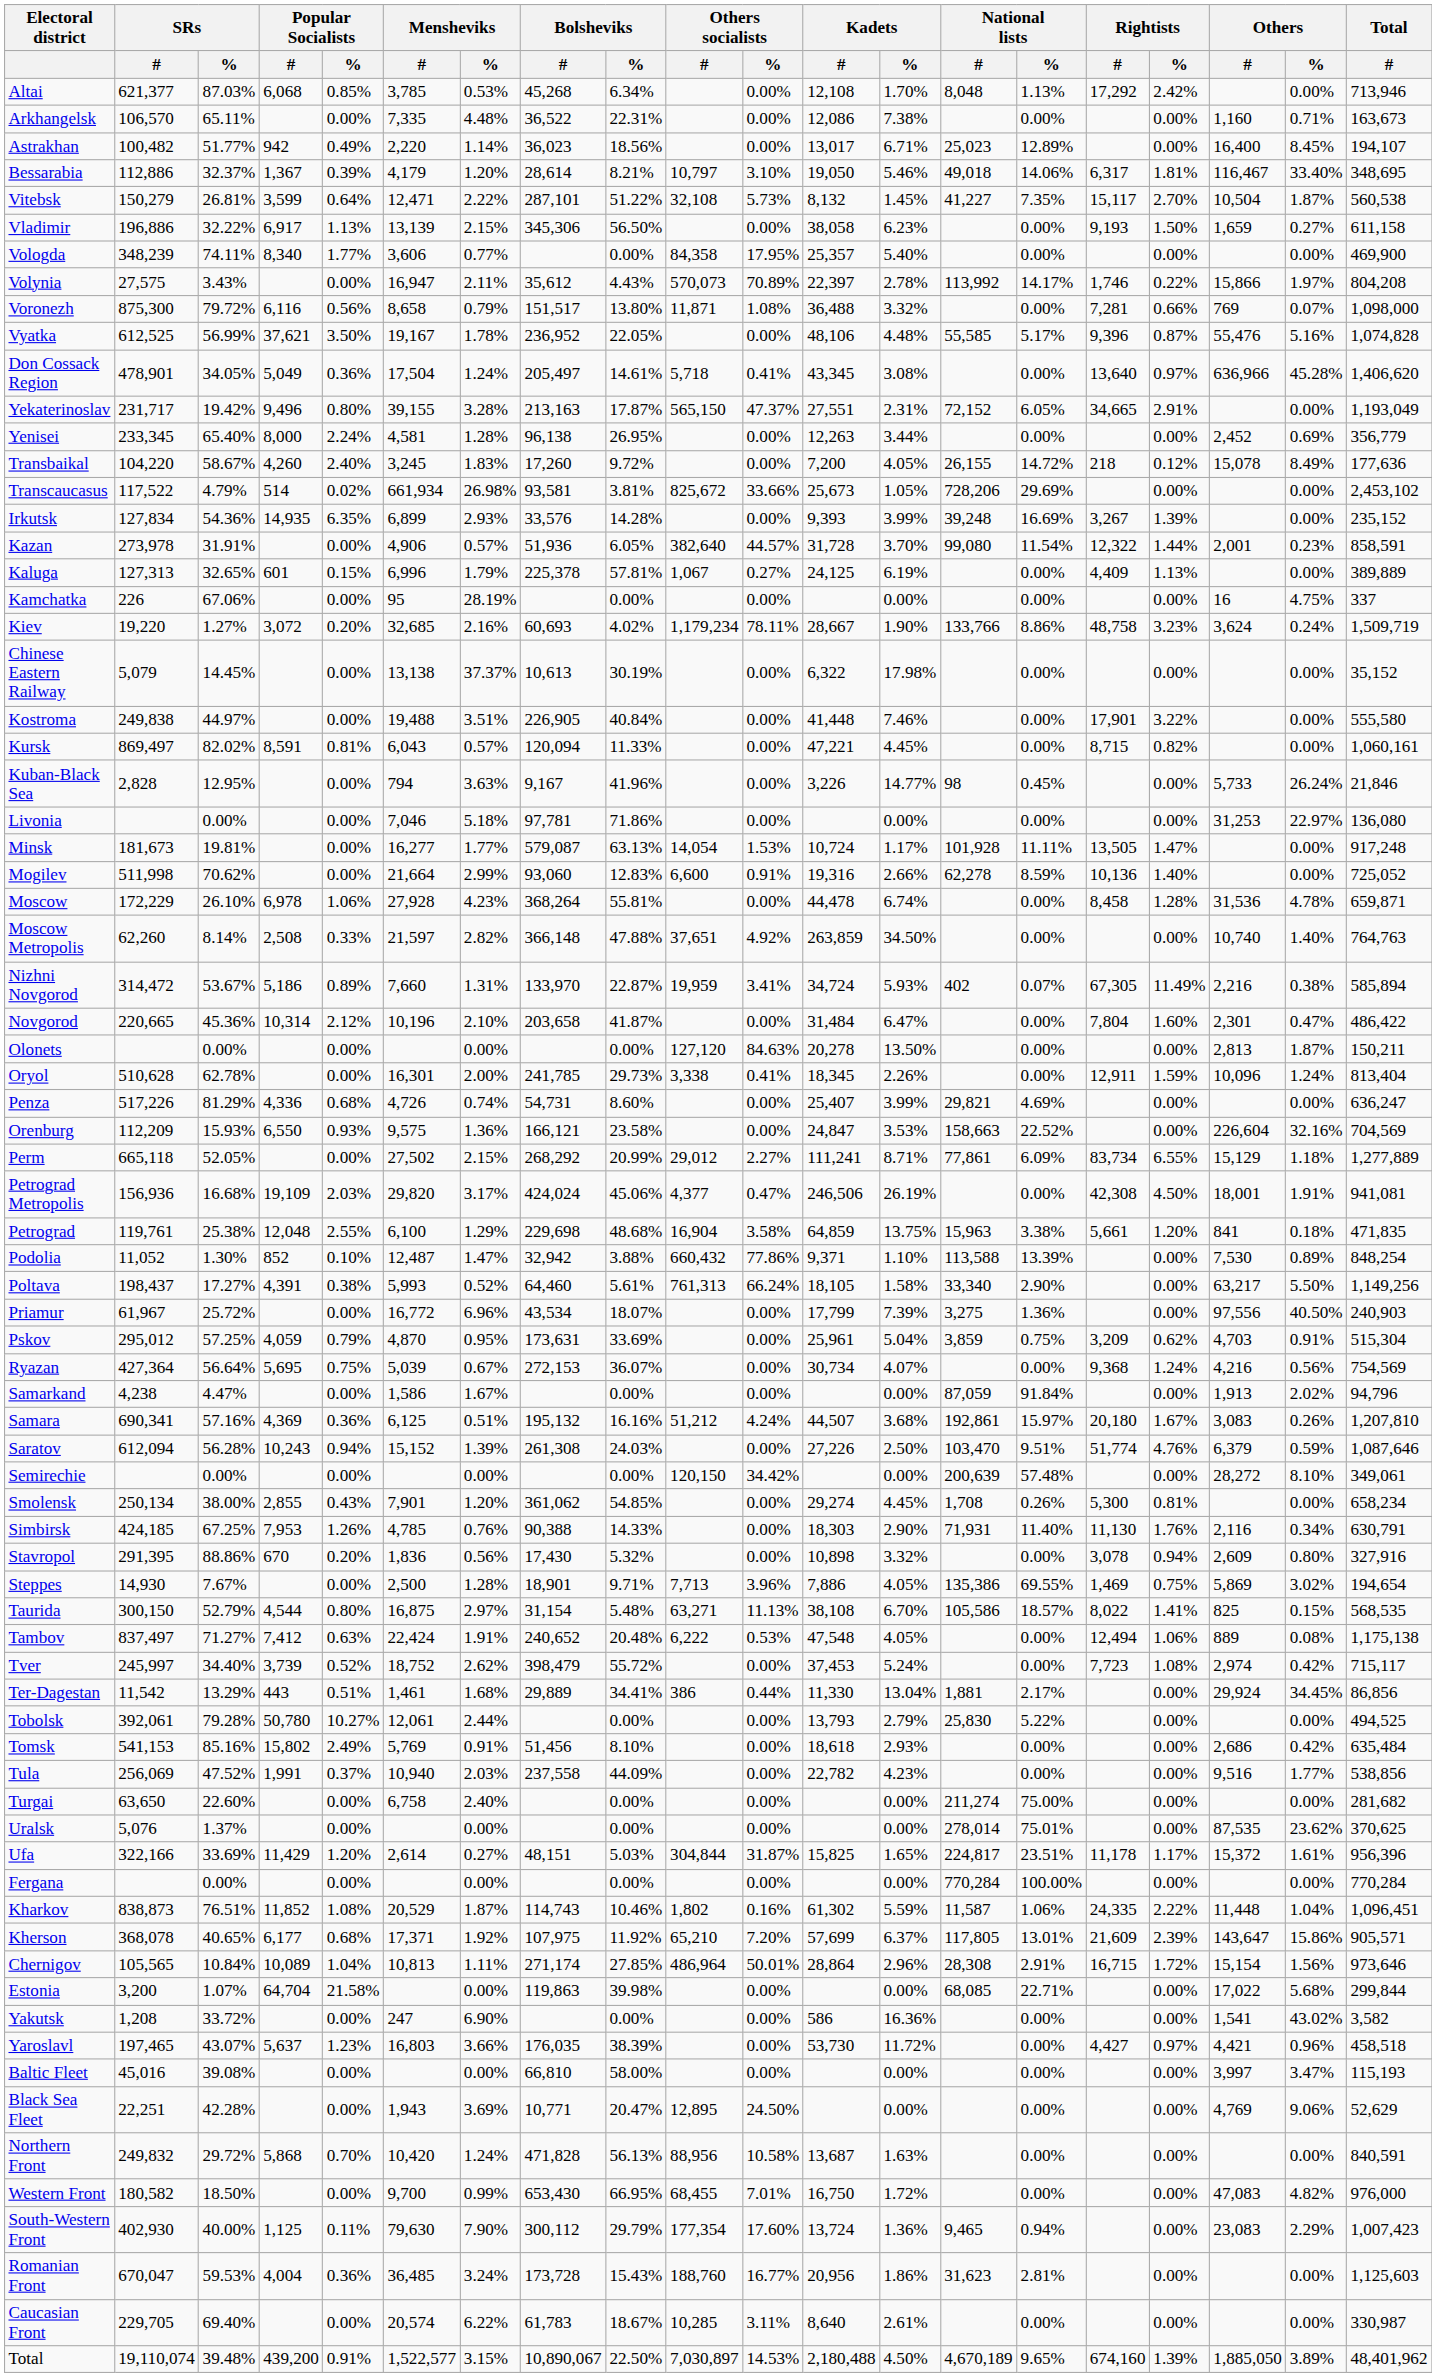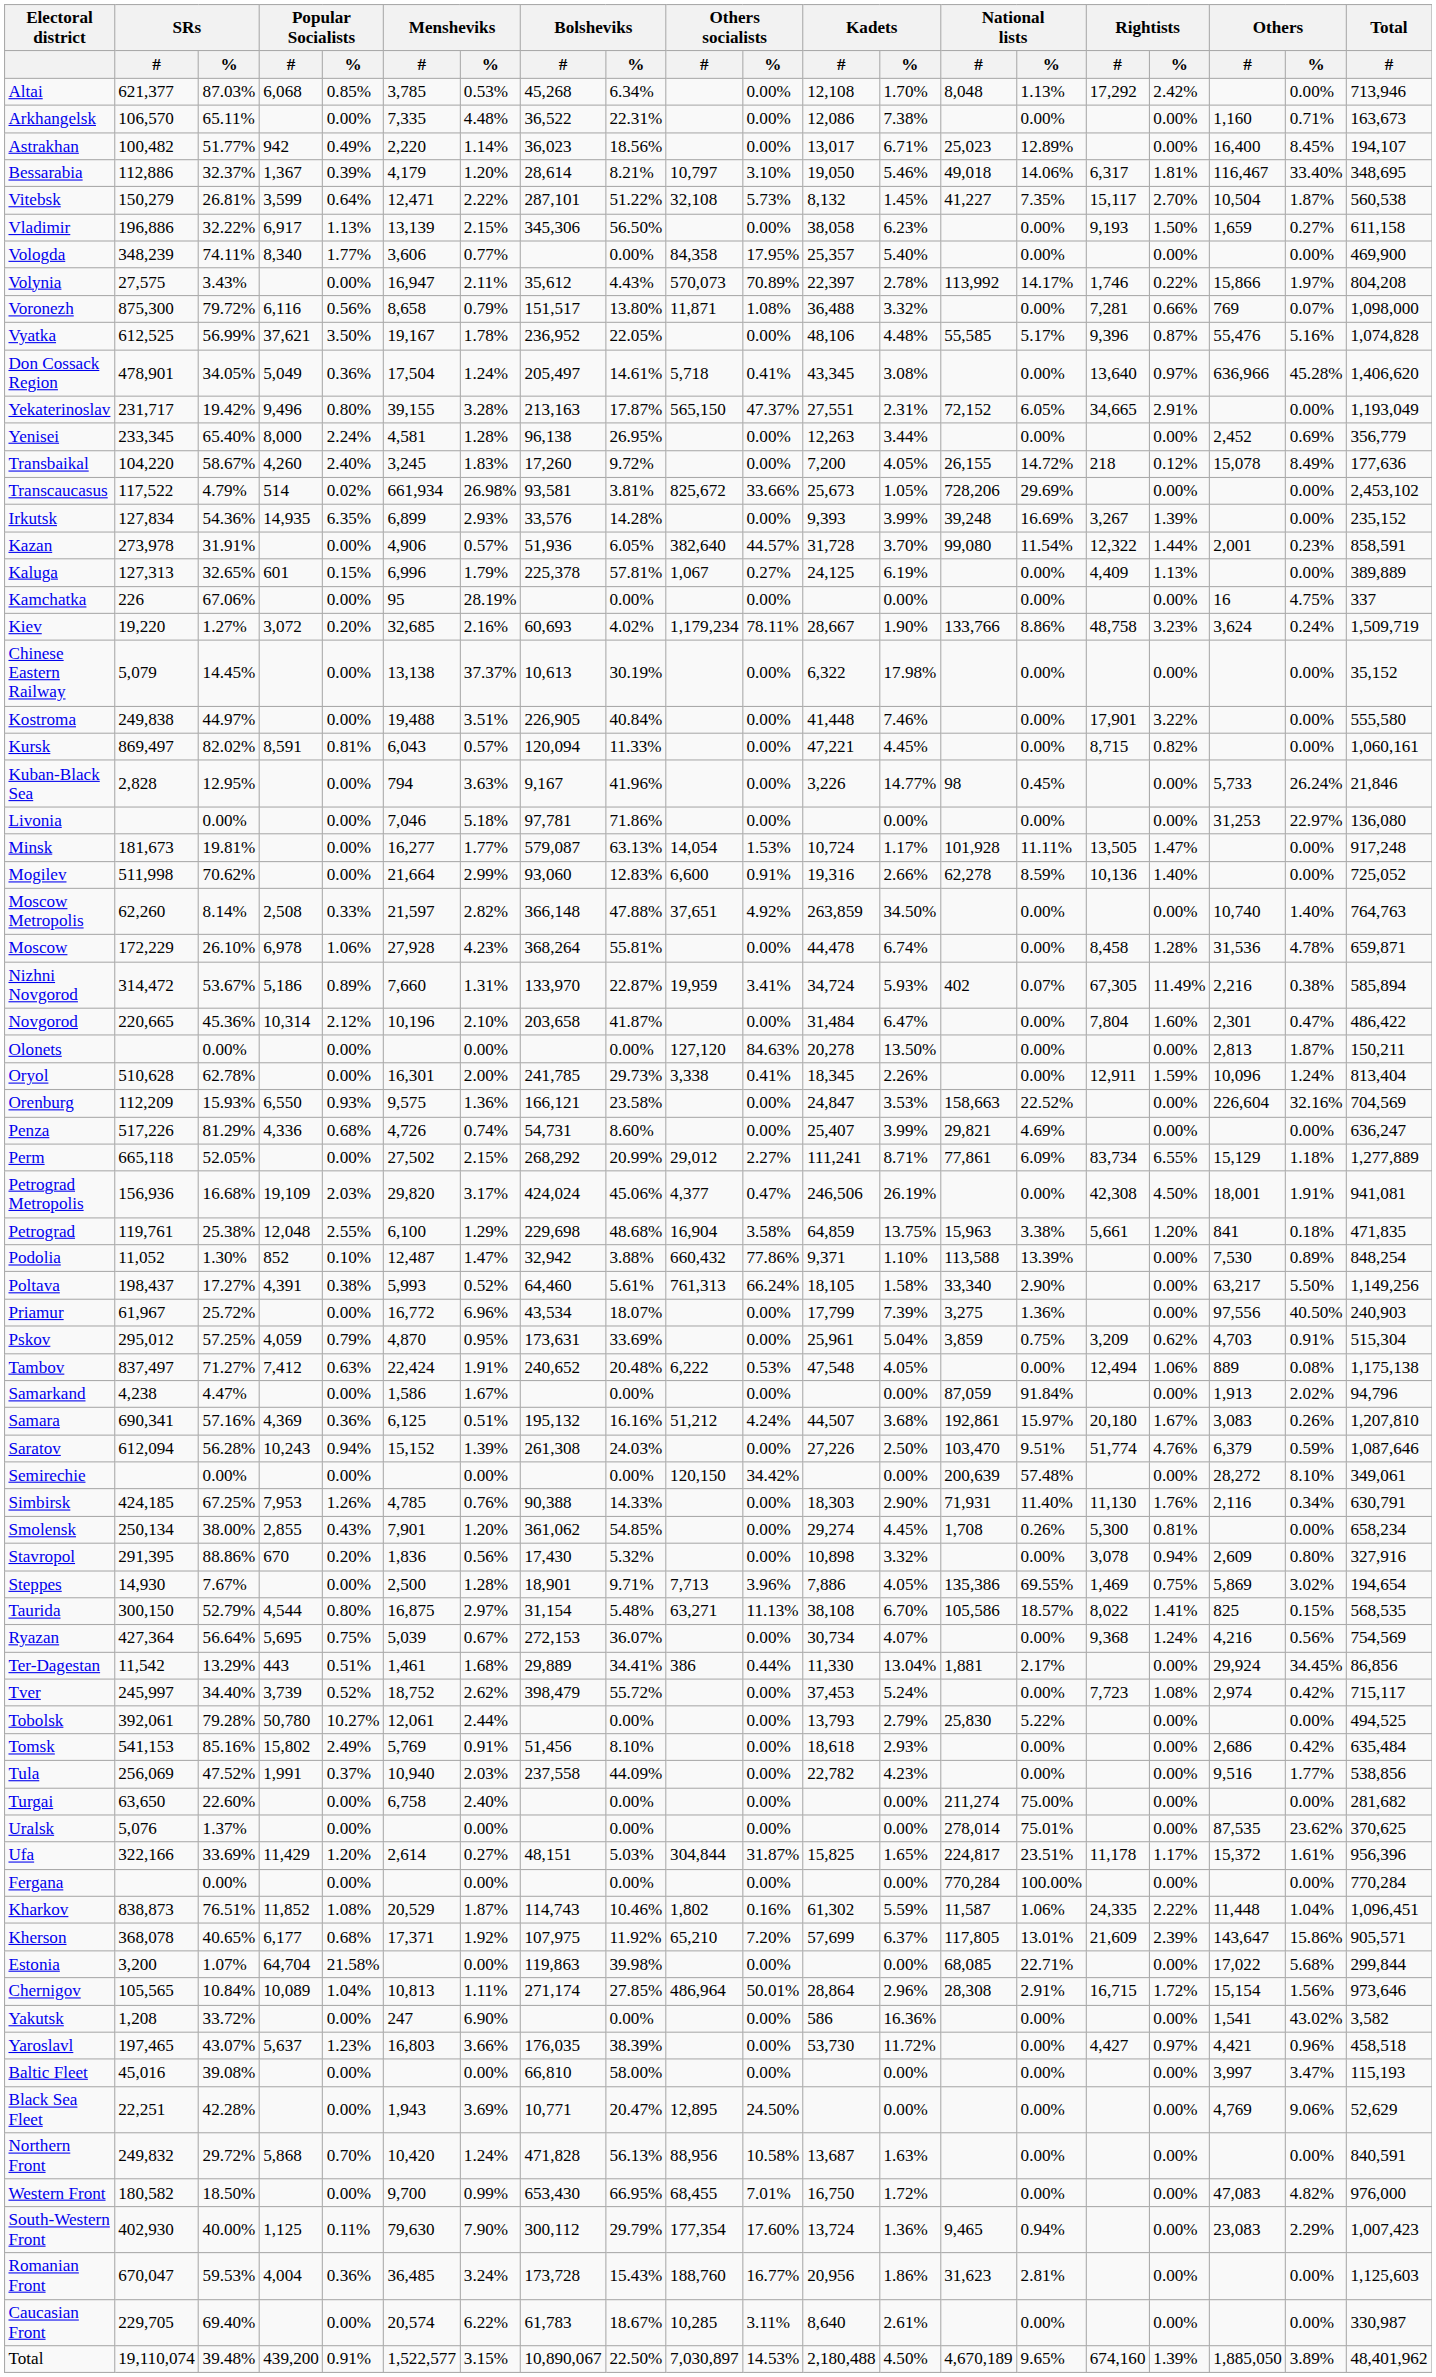rows swapped: (46, 938) <-> (38, 901)
rows swapped: (41, 1130) <-> (29, 1103)
rows swapped: (34, 1366) <-> (36, 1638)
rows swapped: (39, 1529) <-> (42, 1502)
rows swapped: (25, 1665) <-> (54, 1692)
rows swapped: (45, 1964) <-> (34, 1991)
